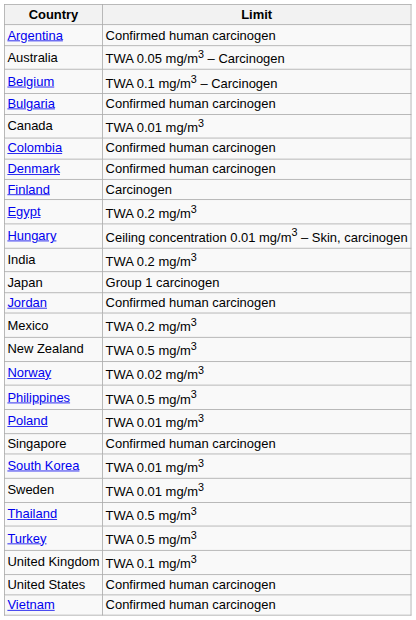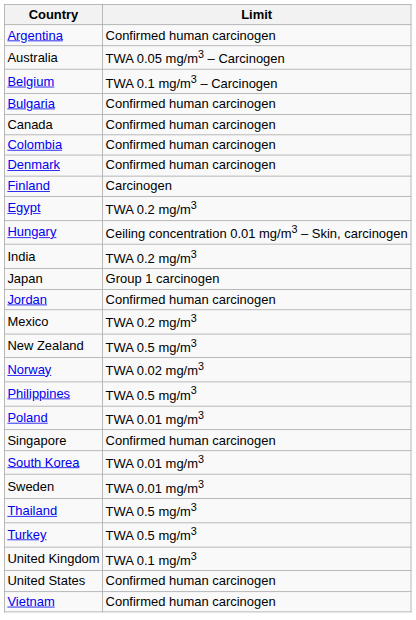(155, 126) TWA 0.01 mg/m3 -> (191, 124) Confirmed human carcinogen
